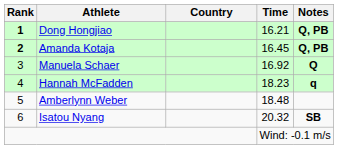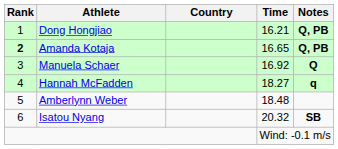(20, 30) bold -> (20, 30) normal
(275, 48) 16.45 -> (275, 48) 16.65
(275, 83) 18.23 -> (275, 83) 18.27
